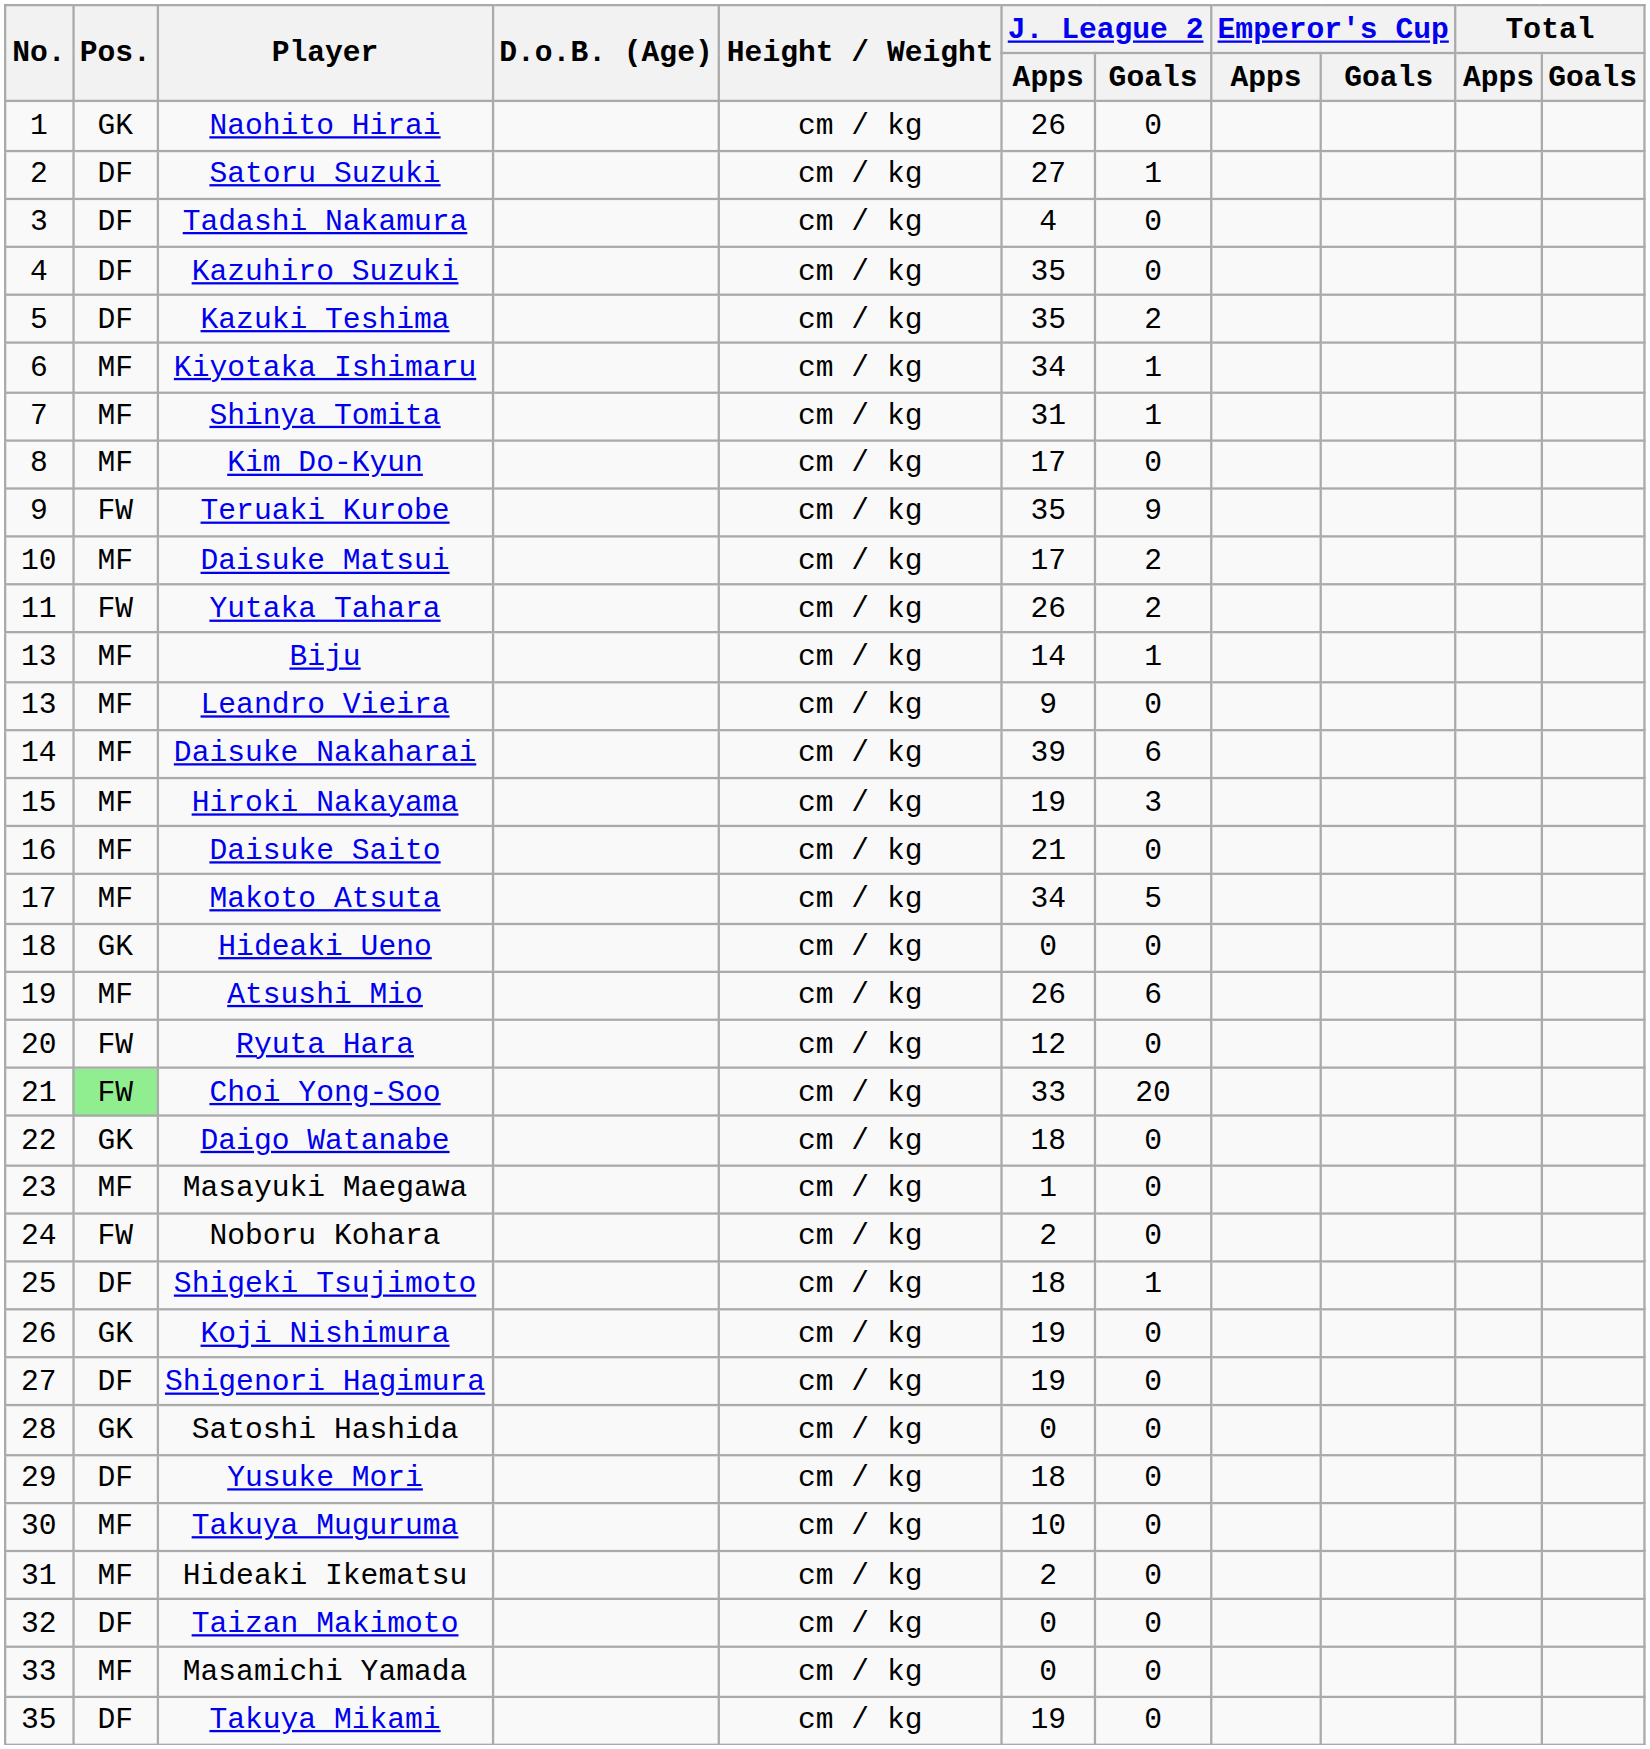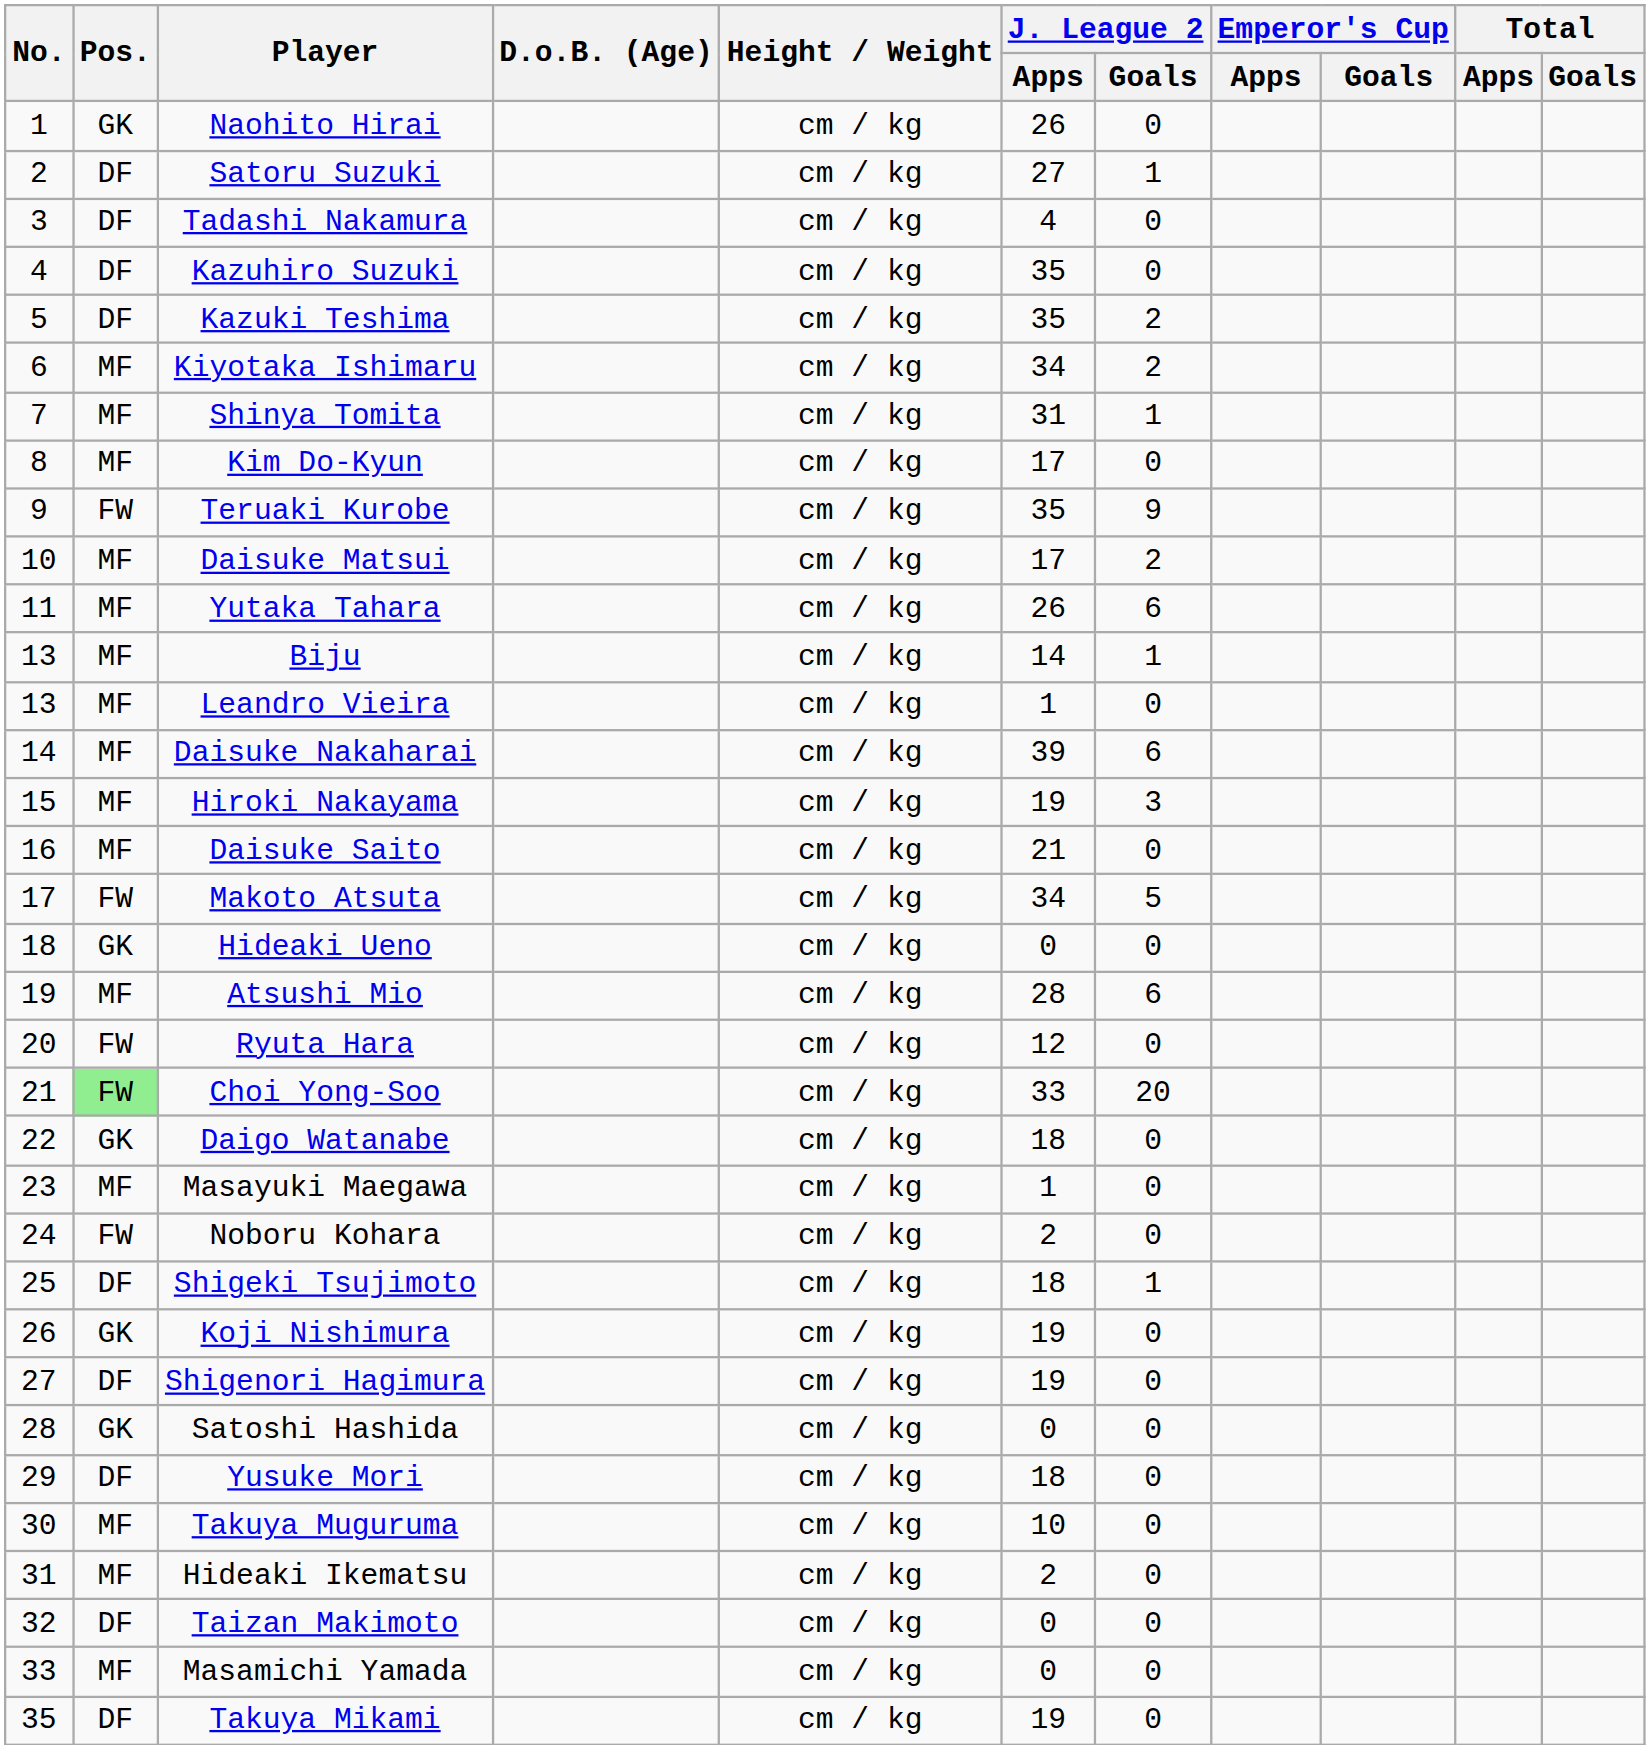(1153, 367) 1 -> (1153, 367) 2
(115, 609) FW -> (115, 609) MF
(1153, 609) 2 -> (1153, 609) 6
(1048, 706) 9 -> (1048, 706) 1
(115, 899) MF -> (115, 899) FW
(1048, 995) 26 -> (1048, 995) 28
